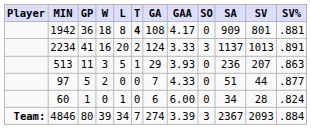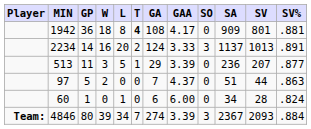(87, 47) 41 -> (87, 47) 14
(182, 64) 3.93 -> (182, 64) 3.39
(292, 64) .863 -> (292, 64) .877
(182, 82) 4.33 -> (182, 82) 4.37
(292, 82) .877 -> (292, 82) .863
